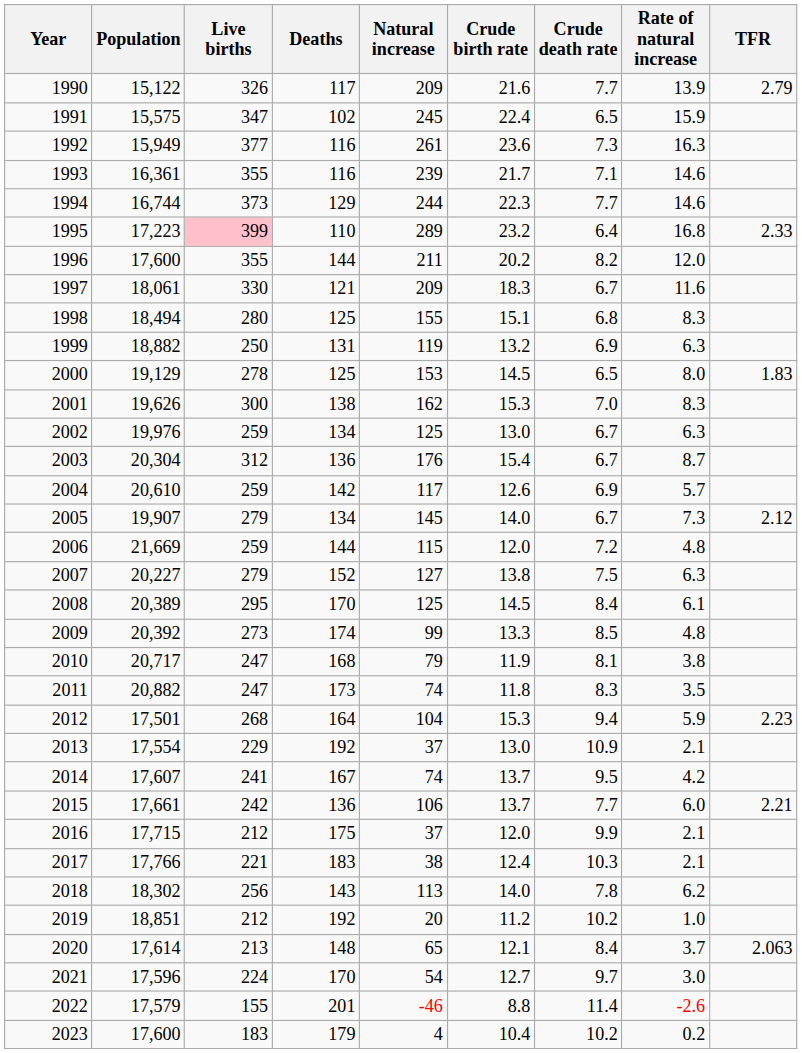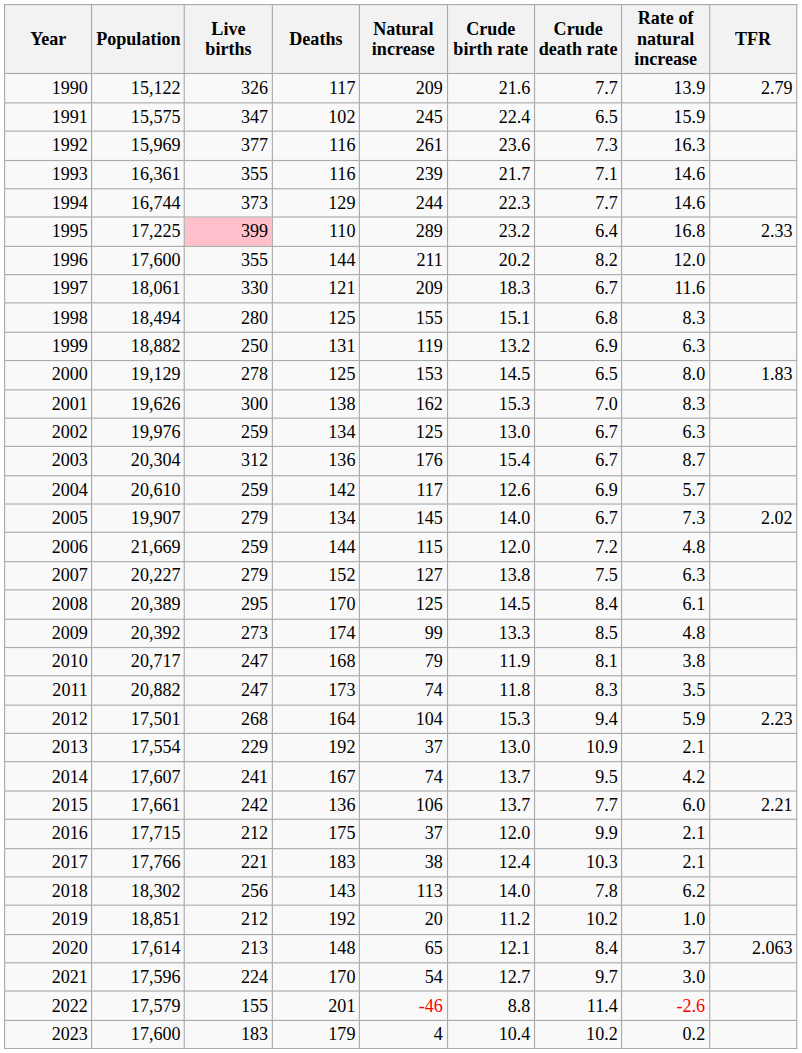(156, 145) 15,949 -> (156, 145) 15,969
(156, 231) 17,223 -> (156, 231) 17,225
(777, 518) 2.12 -> (777, 518) 2.02
